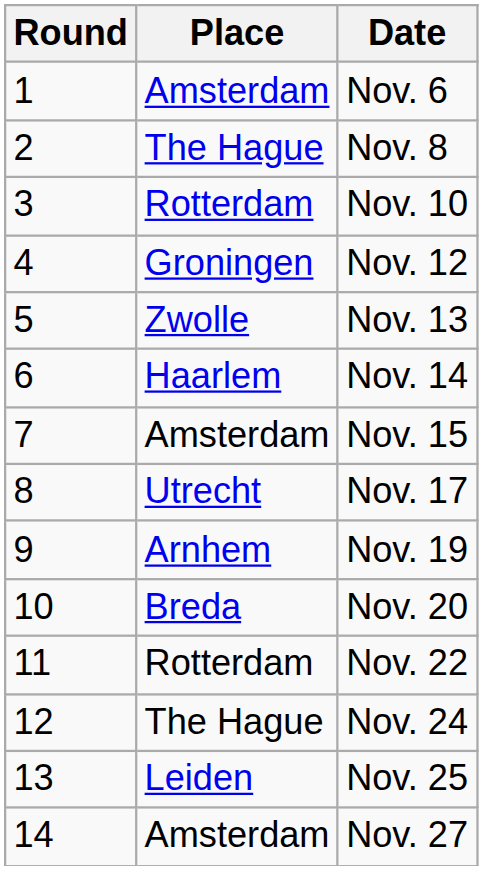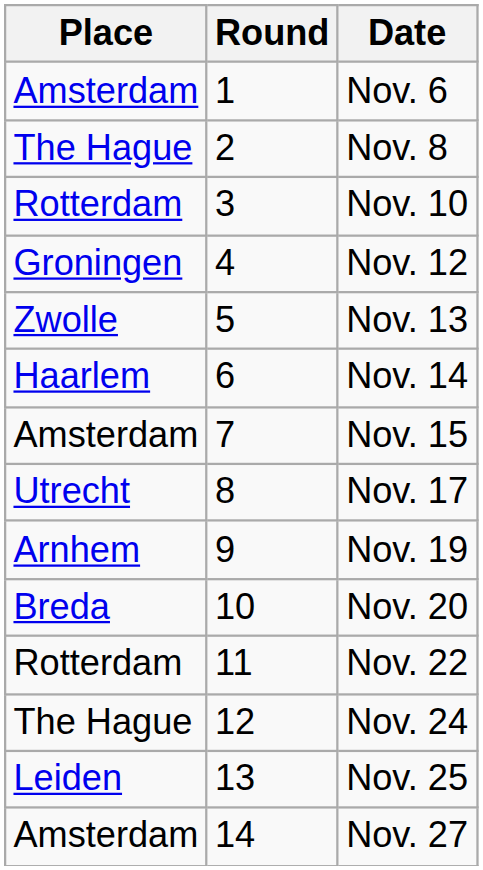columns swapped: (71, 33) <-> (237, 33)
